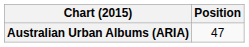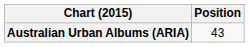(218, 32) 47 -> (218, 32) 43
